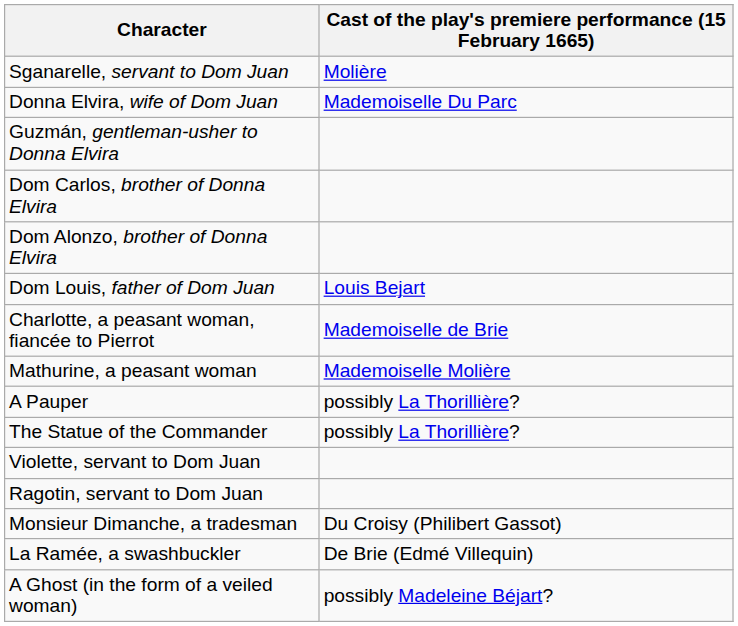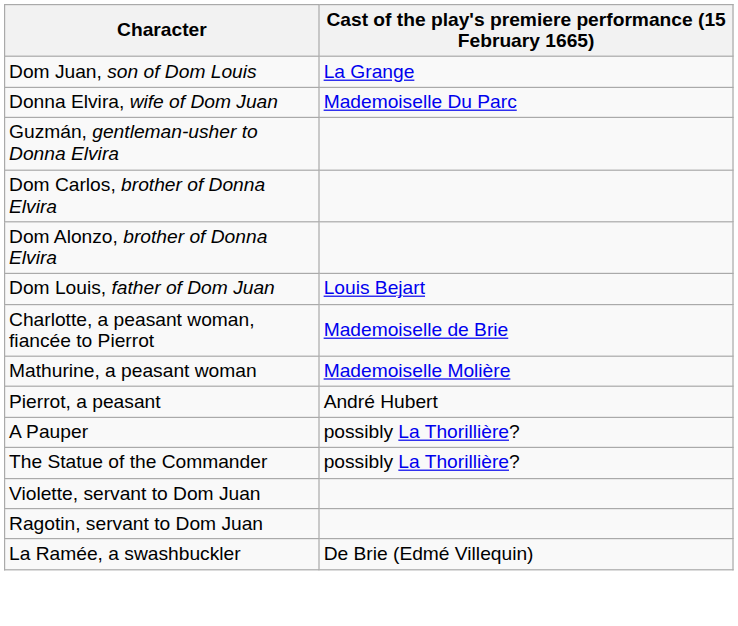+ row: (133, 71)
- row: (149, 71)
+ row: (85, 401)
- row: (153, 523)
- row: (141, 595)
